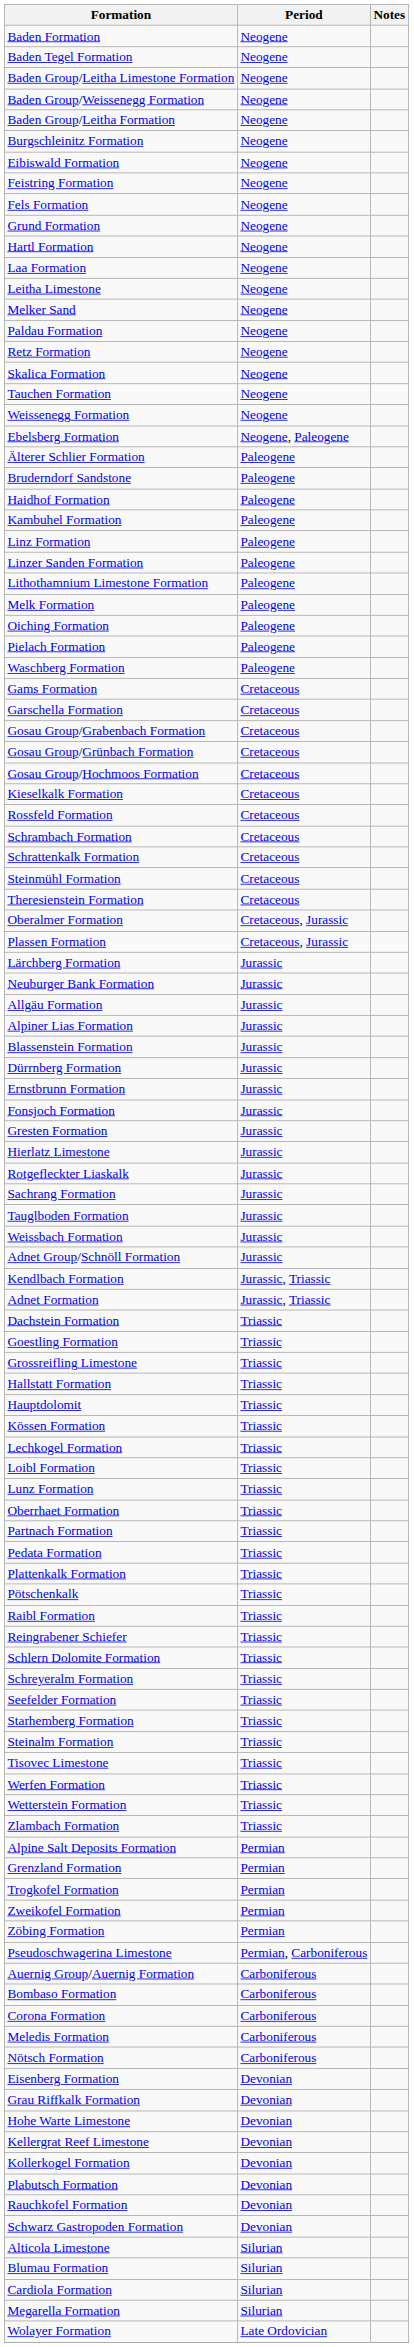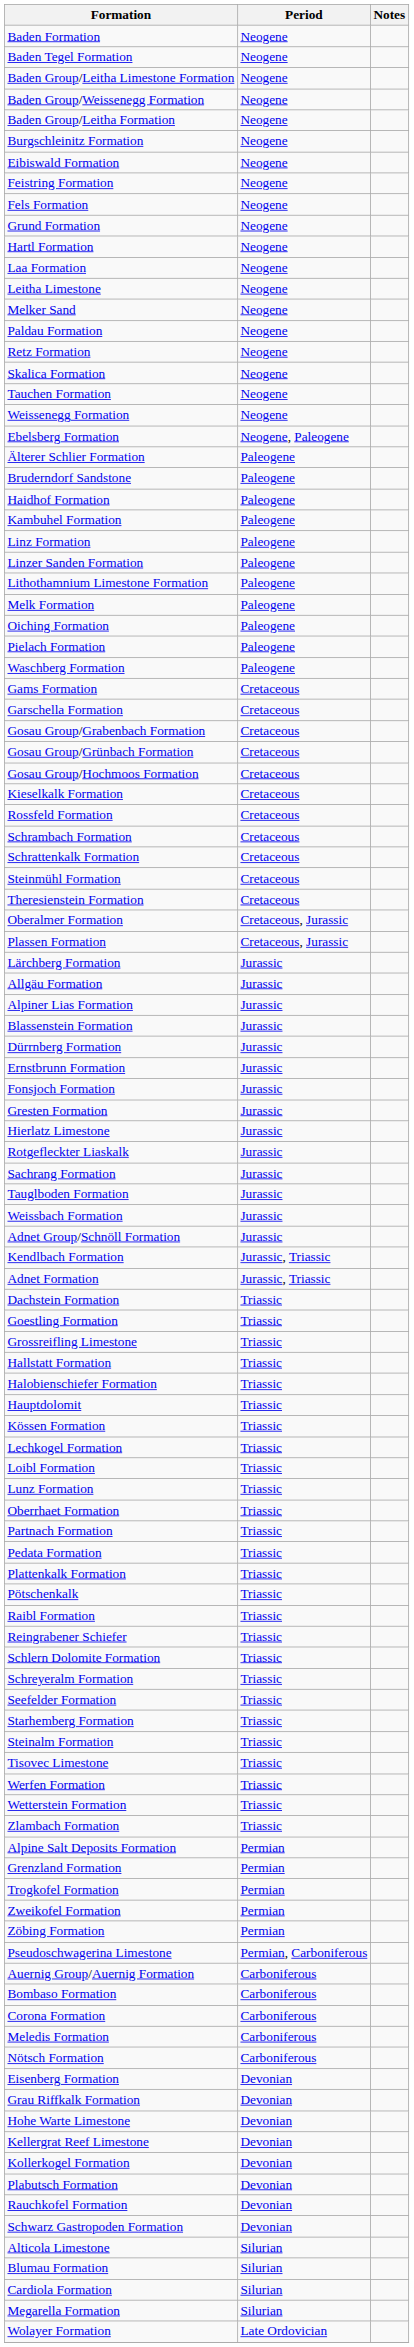- row: (81, 983)
+ row: (82, 1384)
